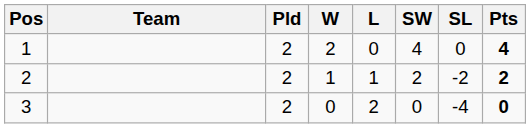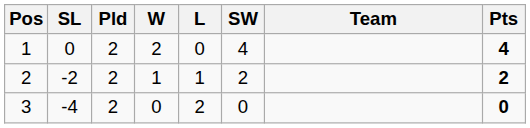columns swapped: (157, 19) <-> (460, 19)
